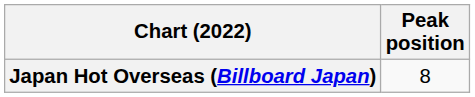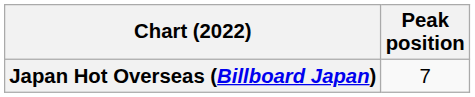(425, 75) 8 -> (425, 75) 7
